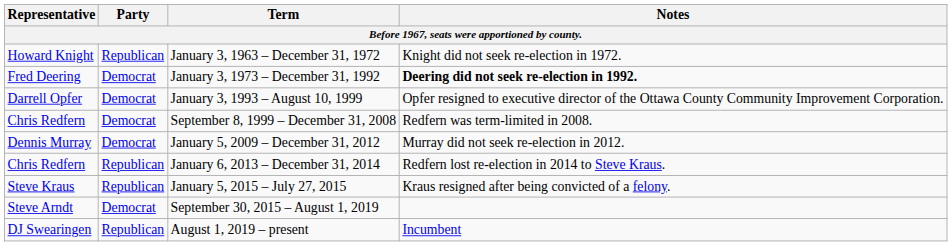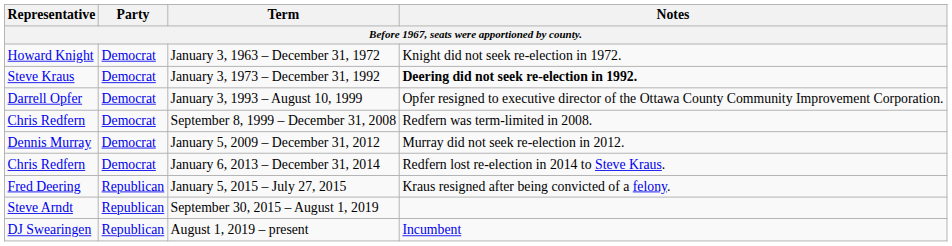(133, 55) Republican -> (129, 55) Democrat
(44, 77) Fred Deering -> (41, 77) Steve Kraus
(133, 164) Republican -> (129, 164) Democrat
(41, 186) Steve Kraus -> (44, 186) Fred Deering
(129, 208) Democrat -> (133, 208) Republican
